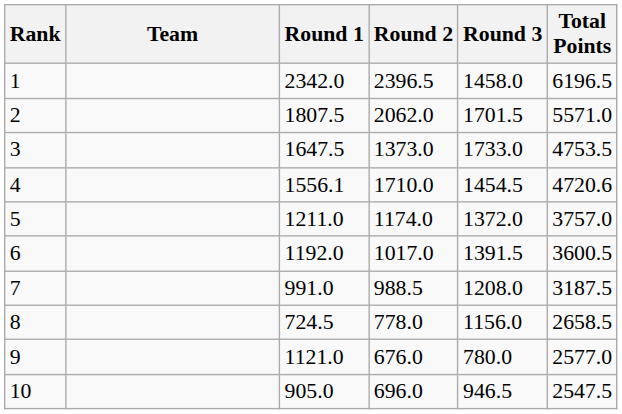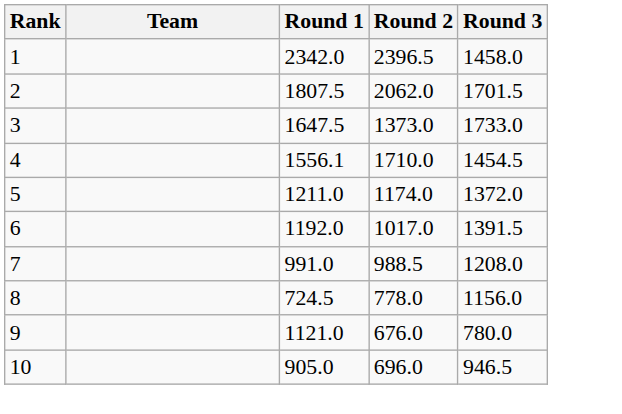- column: (582, 33)
